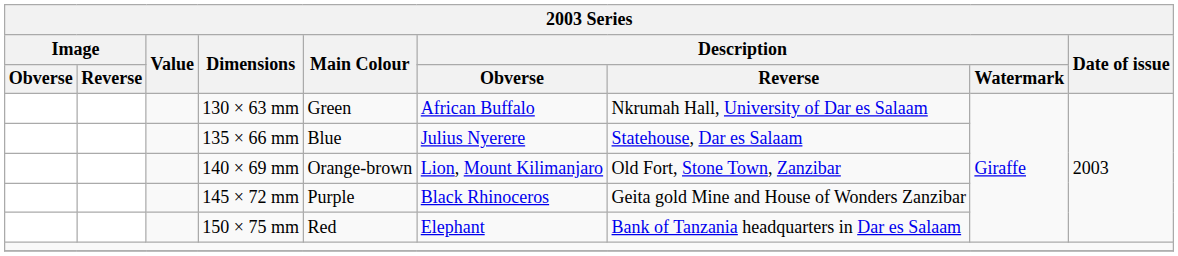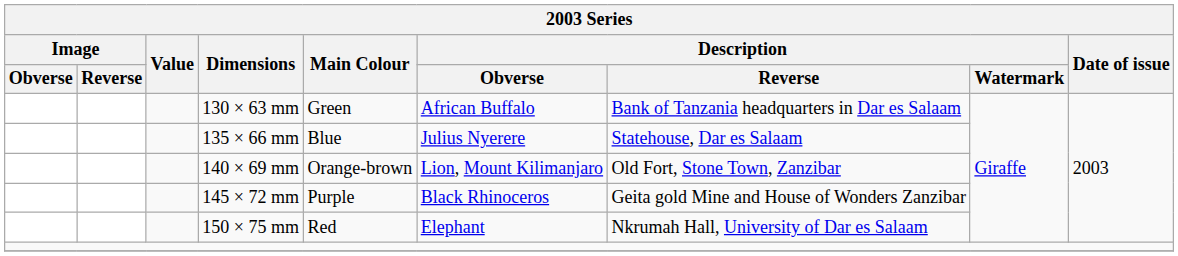(770, 108) Nkrumah Hall, University of Dar es Salaam -> (786, 108) Bank of Tanzania headquarters in Dar es Salaam
(786, 227) Bank of Tanzania headquarters in Dar es Salaam -> (770, 227) Nkrumah Hall, University of Dar es Salaam
